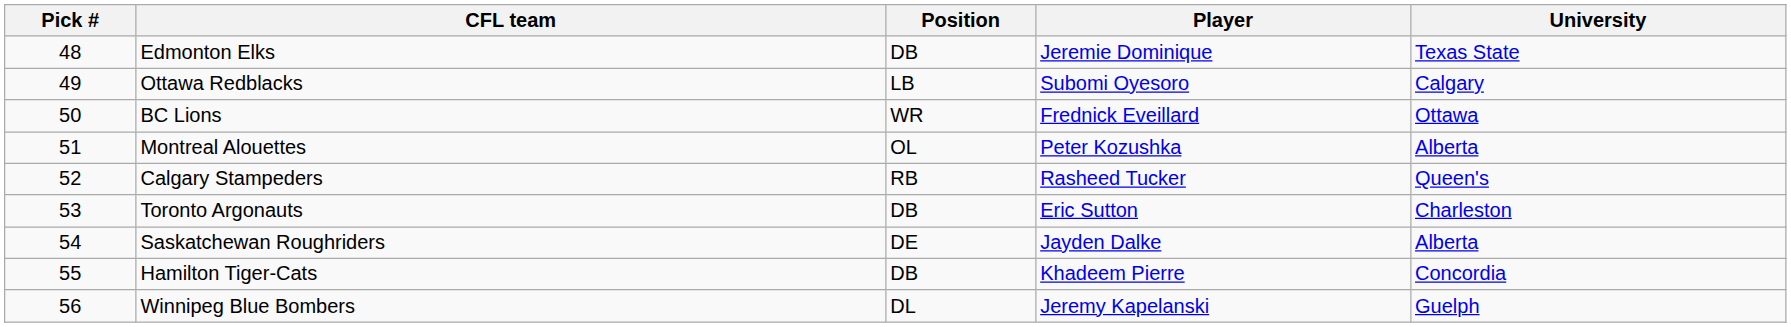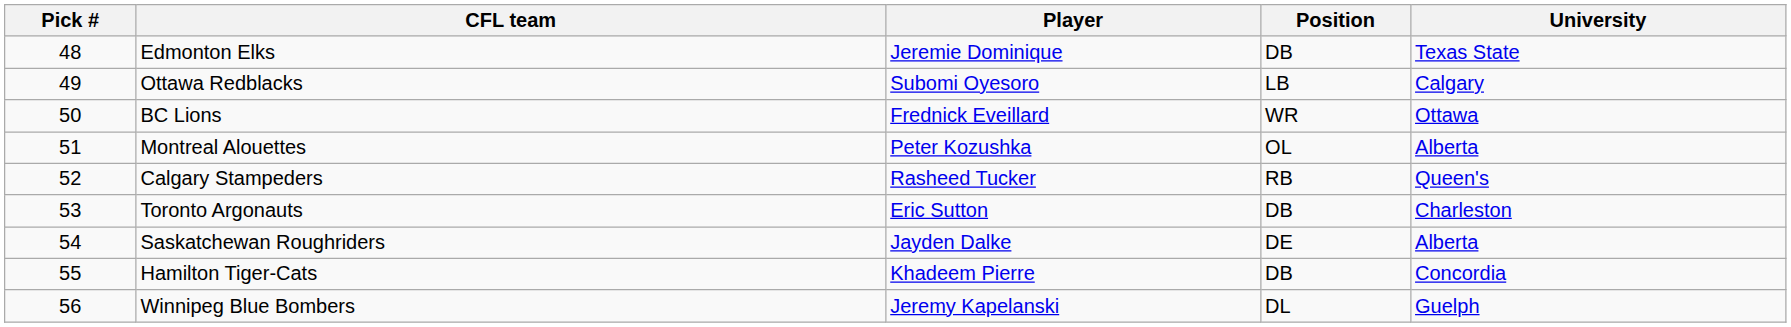columns swapped: (1223, 20) <-> (961, 20)
